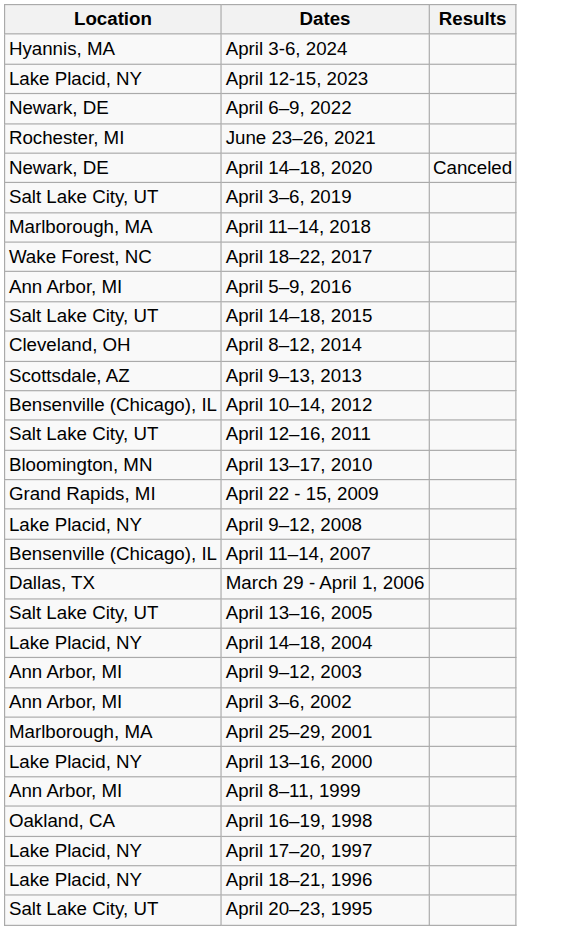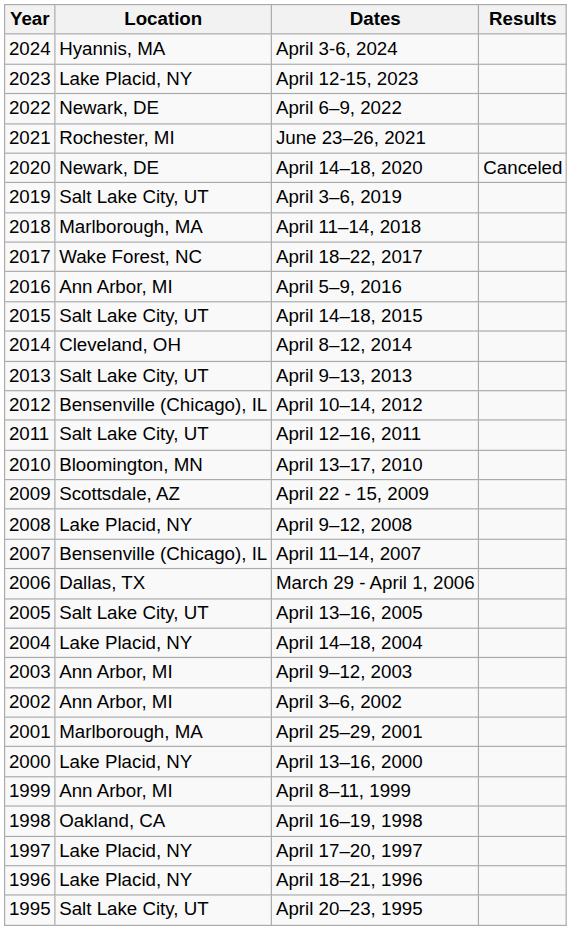+ column: (30, 19)
(69, 375) Scottsdale, AZ -> (134, 375) Salt Lake City, UT
(82, 494) Grand Rapids, MI -> (120, 494) Scottsdale, AZ
